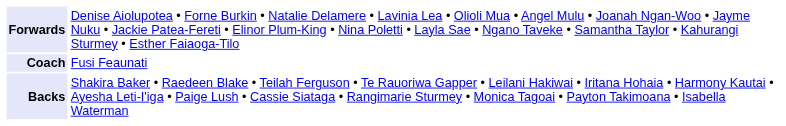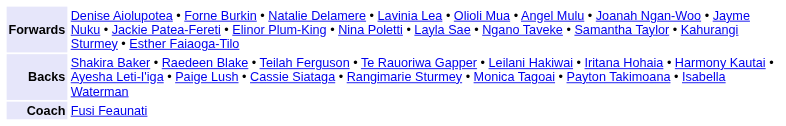rows swapped: (47, 96) <-> (46, 63)
